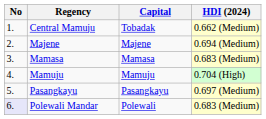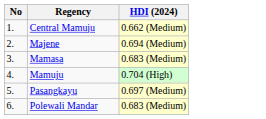- column: (155, 12)
(10, 106) lavender background -> (10, 106) no background
